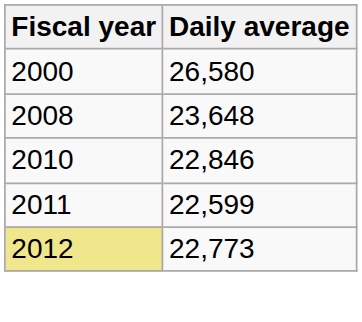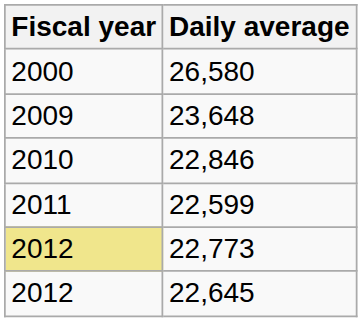(42, 115) 2008 -> (42, 115) 2009
+ row: (212, 293)
